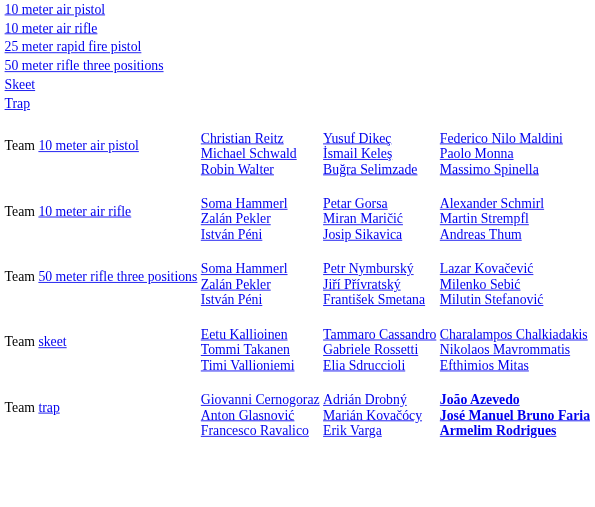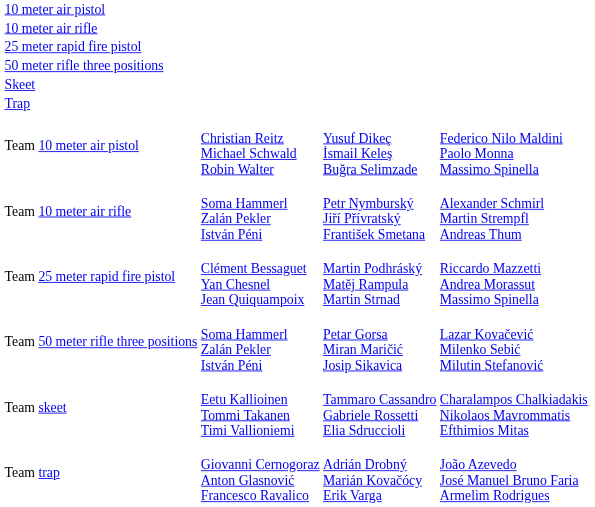(363, 219) Petar Gorsa Miran Maričić Josip Sikavica -> (374, 219) Petr Nymburský Jiří Přívratský František Smetana
+ row: (90, 276)
(374, 284) Petr Nymburský Jiří Přívratský František Smetana -> (363, 349) Petar Gorsa Miran Maričić Josip Sikavica
(515, 415) bold -> (509, 480) normal
